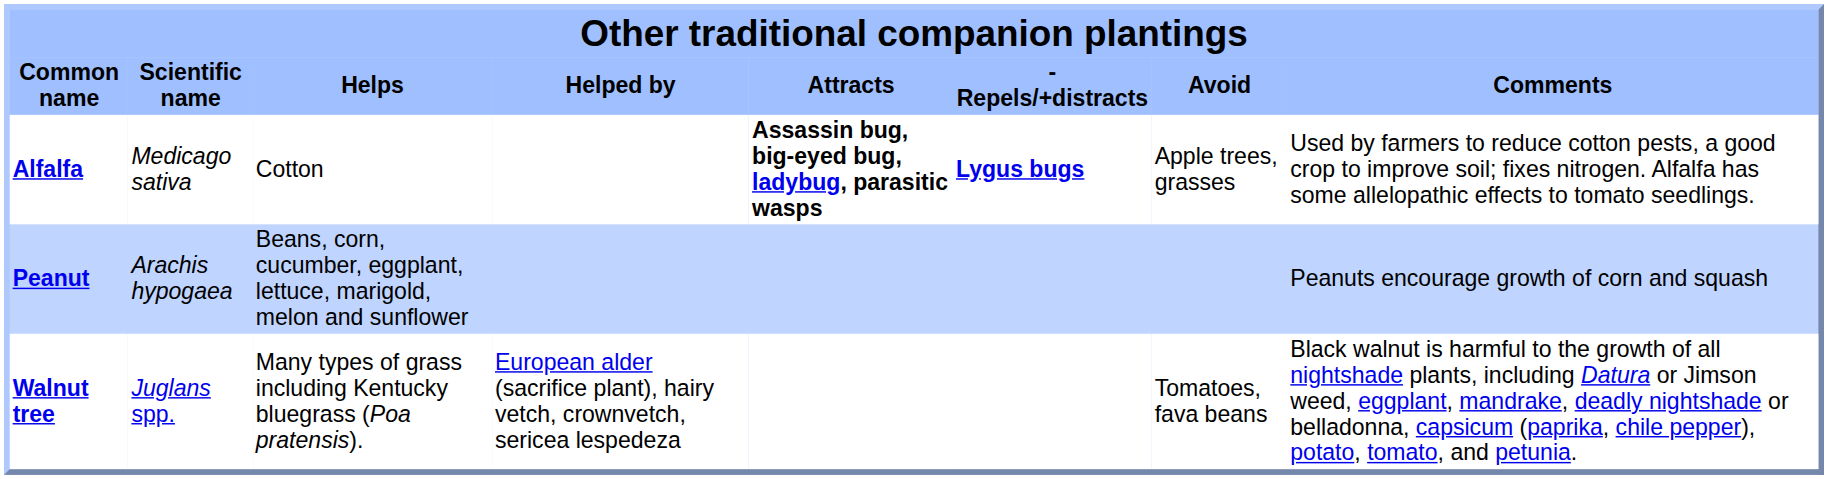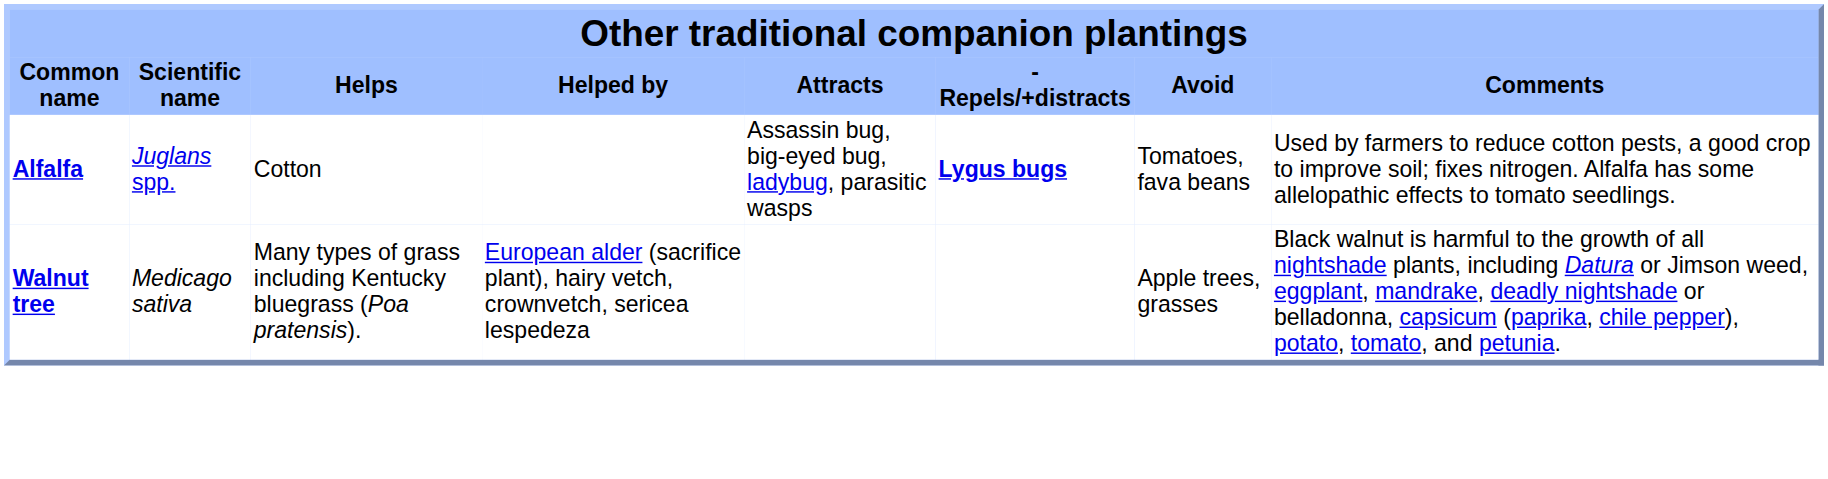(181, 169) Medicago sativa -> (172, 169) Juglans spp.
(850, 169) bold -> (837, 169) normal
(1216, 169) Apple trees, grasses -> (1194, 169) Tomatoes, fava beans
- row: (51, 278)
(171, 401) Juglans spp. -> (182, 291) Medicago sativa
(1211, 401) Tomatoes, fava beans -> (1199, 291) Apple trees, grasses
